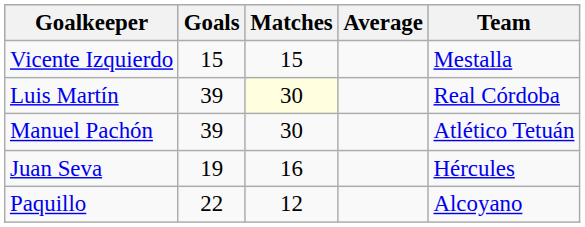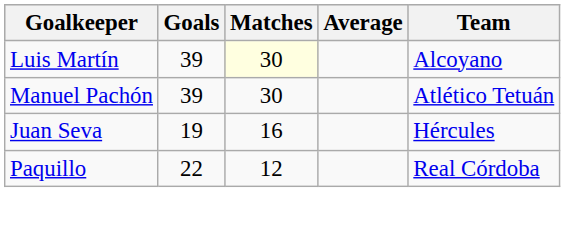- row: (92, 58)
(497, 95) Real Córdoba -> (458, 58) Alcoyano
(478, 204) Alcoyano -> (477, 167) Real Córdoba
